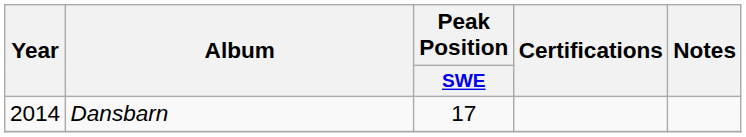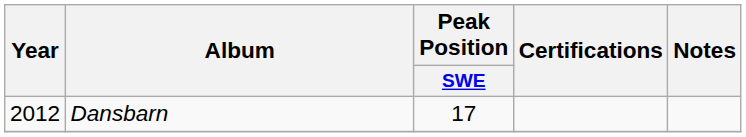(35, 113) 2014 -> (35, 113) 2012
